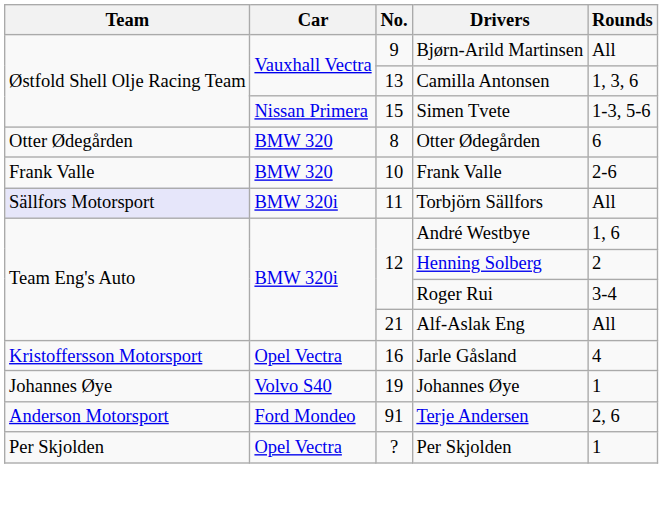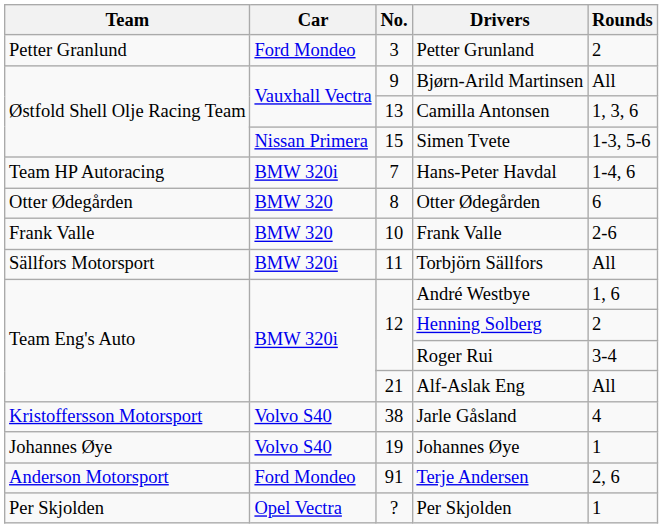+ row: (475, 49)
+ row: (486, 171)
(82, 202) lavender background -> (82, 263) no background
(298, 355) Opel Vectra -> (293, 416) Volvo S40
(394, 355) 16 -> (394, 416) 38
